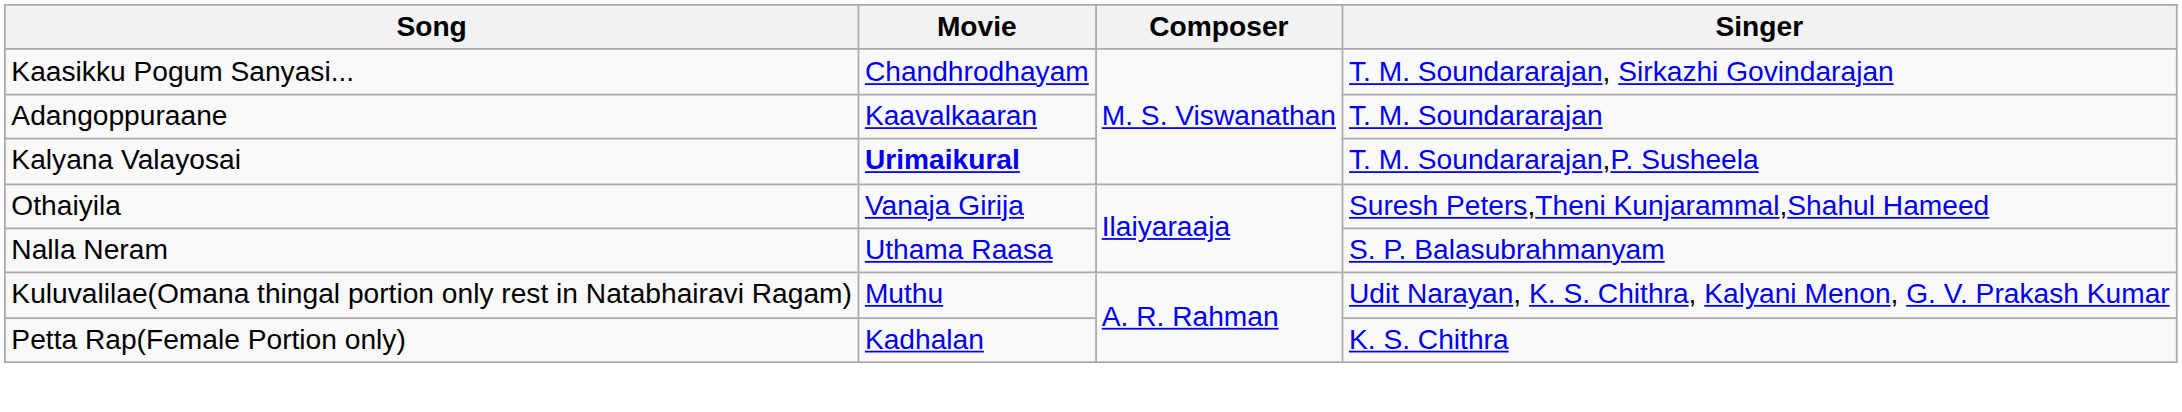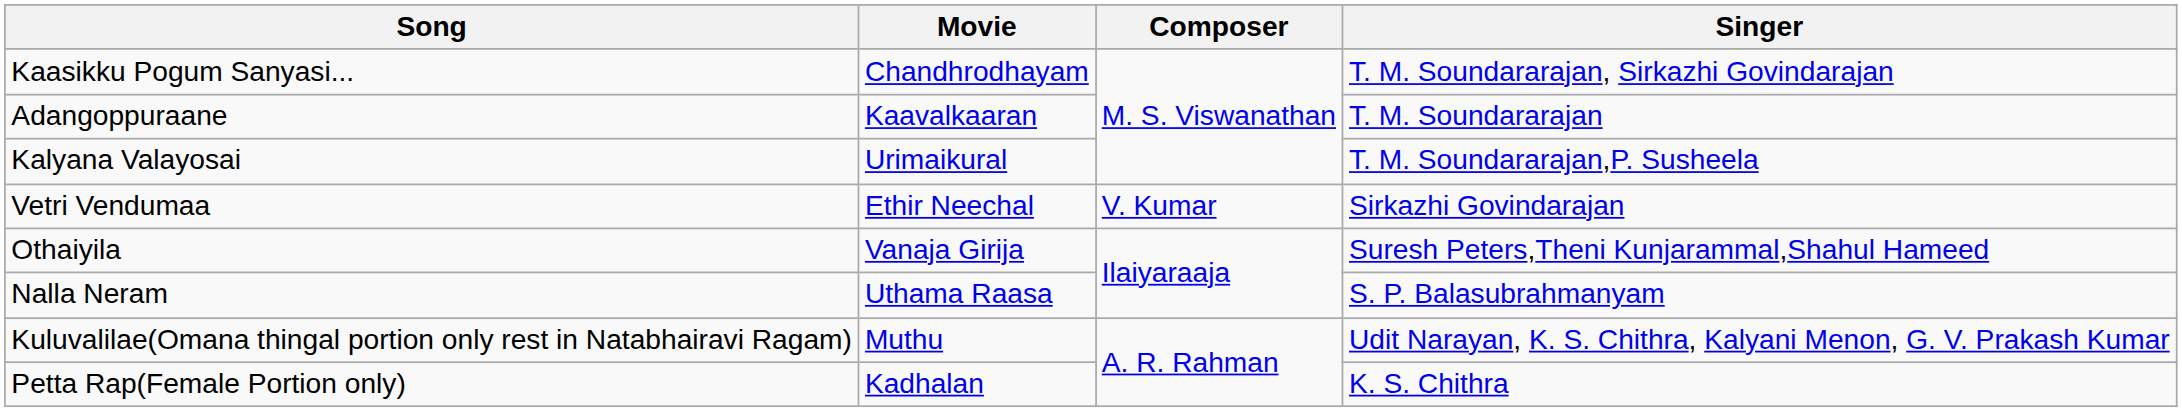(942, 160) bold -> (936, 160) normal
+ row: (111, 205)
